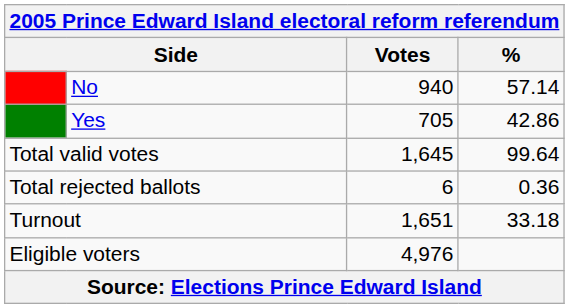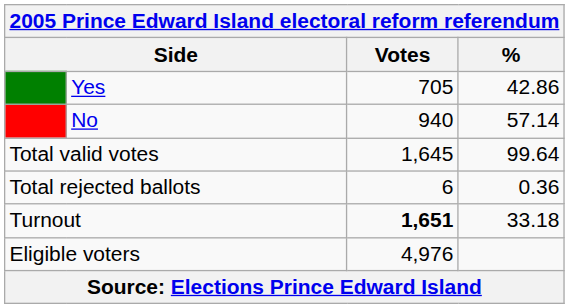rows swapped: (85, 87) <-> (88, 120)
(427, 220) normal -> (427, 220) bold
